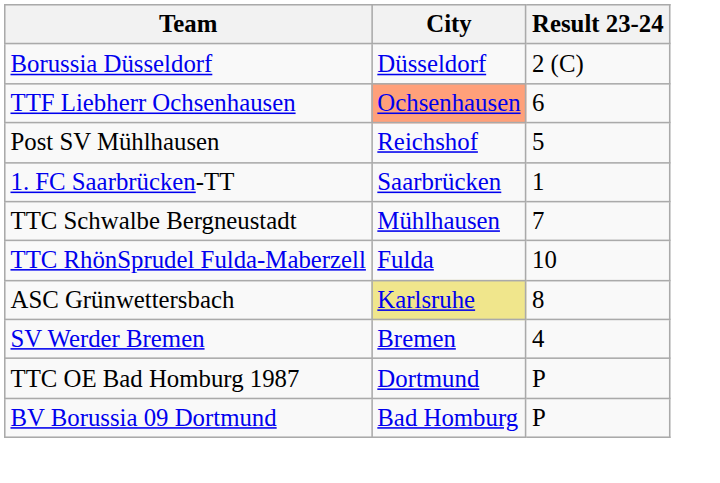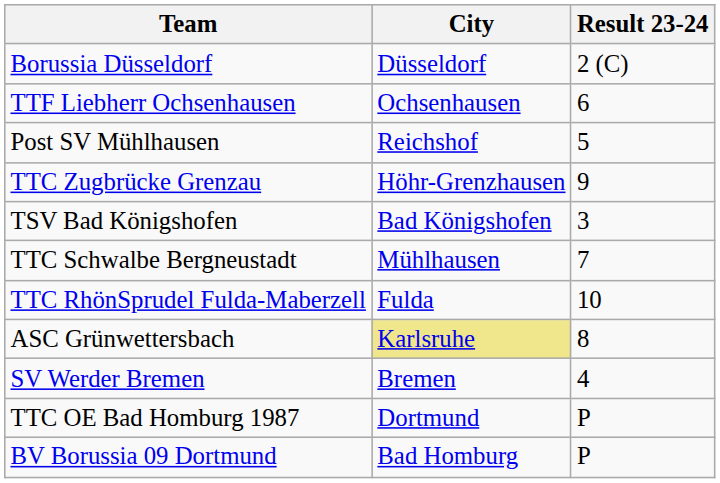(449, 102) lightsalmon background -> (449, 102) no background
- row: (122, 181)
+ row: (136, 181)
+ row: (124, 220)
